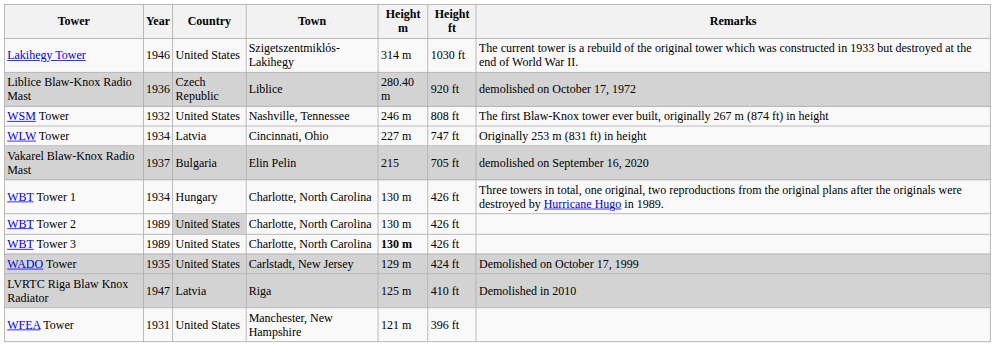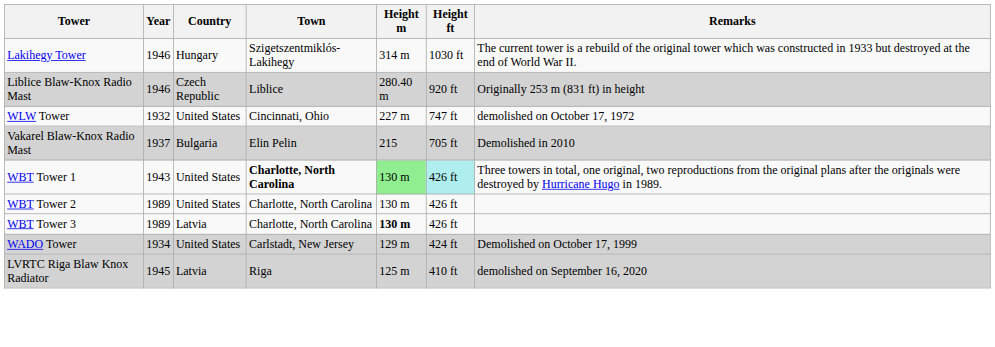(208, 55) United States -> (197, 55) Hungary
(158, 89) 1936 -> (158, 89) 1946
(557, 89) demolished on October 17, 1972 -> (561, 89) Originally 253 m (831 ft) in height
- row: (38, 116)
(158, 136) 1934 -> (158, 116) 1932
(191, 136) Latvia -> (208, 116) United States
(563, 136) Originally 253 m (831 ft) in height -> (556, 116) demolished on October 17, 1972
(564, 163) demolished on September 16, 2020 -> (526, 143) Demolished in 2010
(158, 197) 1934 -> (158, 177) 1943
(197, 197) Hungary -> (208, 177) United States
(310, 197) normal -> (292, 177) bold
(396, 197) no background -> (394, 177) lightgreen background
(445, 197) no background -> (443, 177) paleturquoise background
(208, 224) lightgrey background -> (208, 204) no background
(208, 244) United States -> (191, 224) Latvia
(158, 263) 1935 -> (158, 244) 1934
(158, 290) 1947 -> (158, 270) 1945
(528, 290) Demolished in 2010 -> (562, 270) demolished on September 16, 2020
- row: (40, 324)
